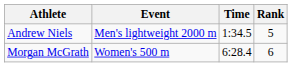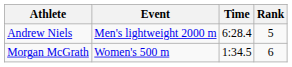(237, 33) 1:34.5 -> (237, 33) 6:28.4
(237, 52) 6:28.4 -> (237, 52) 1:34.5
